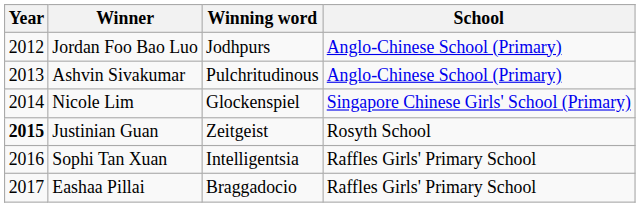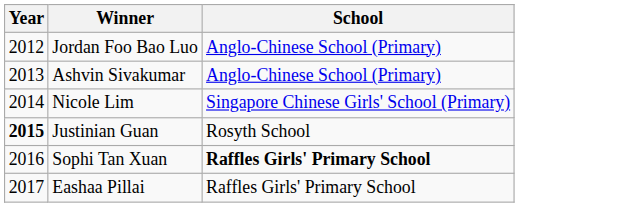- column: (262, 18)
(432, 159) normal -> (318, 159) bold
